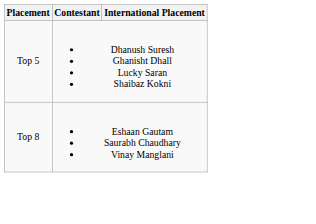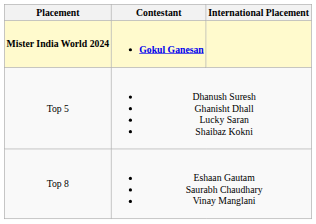+ row: (58, 44)
